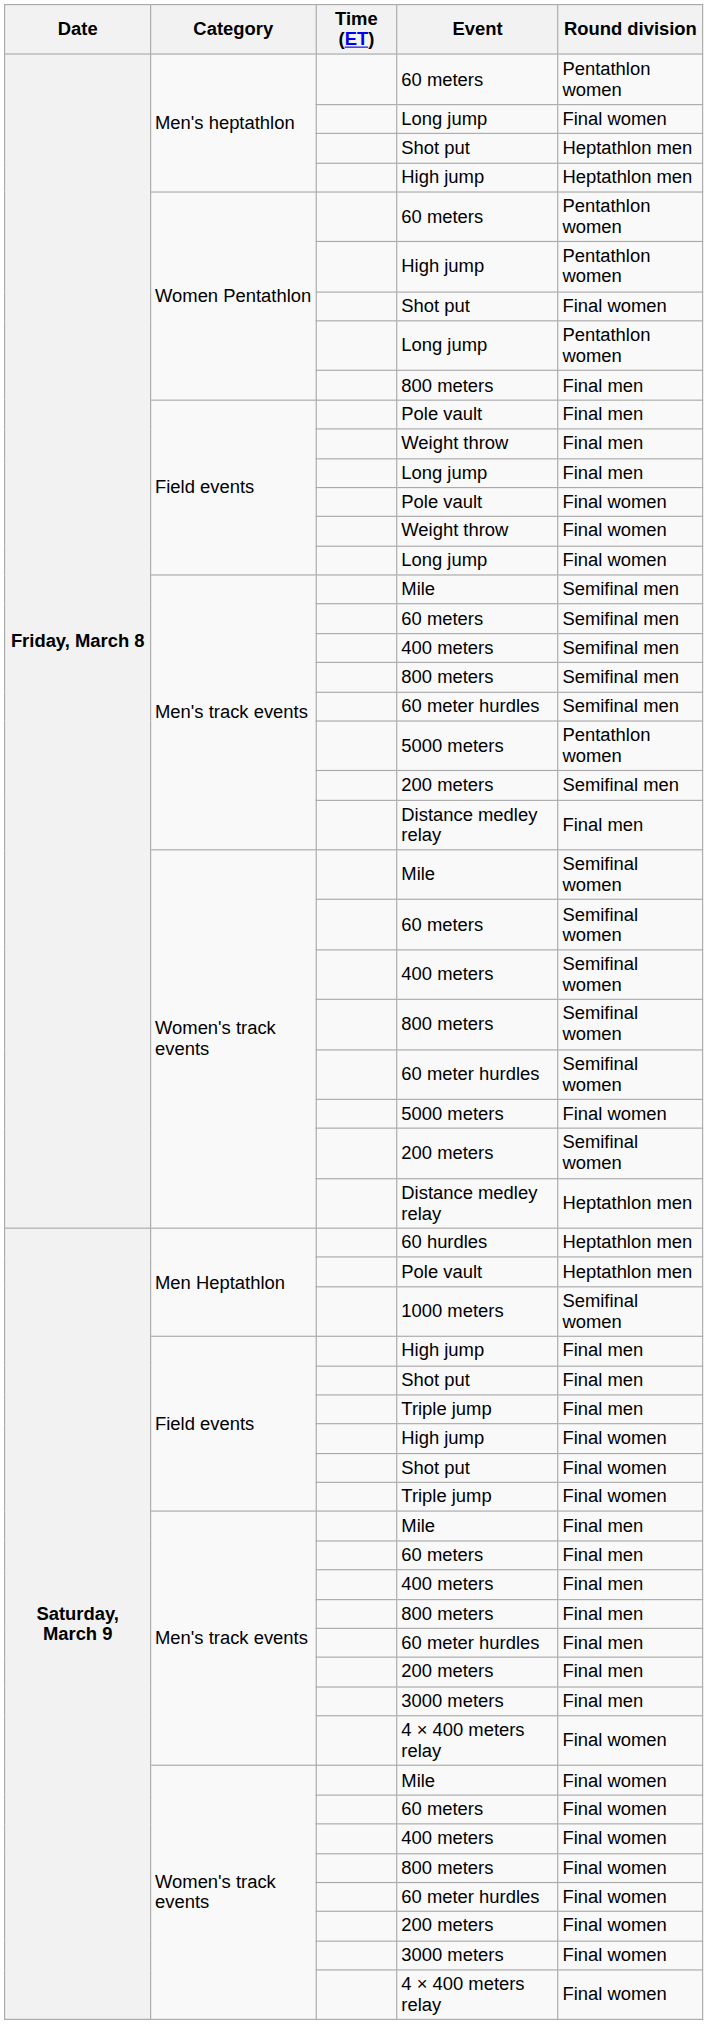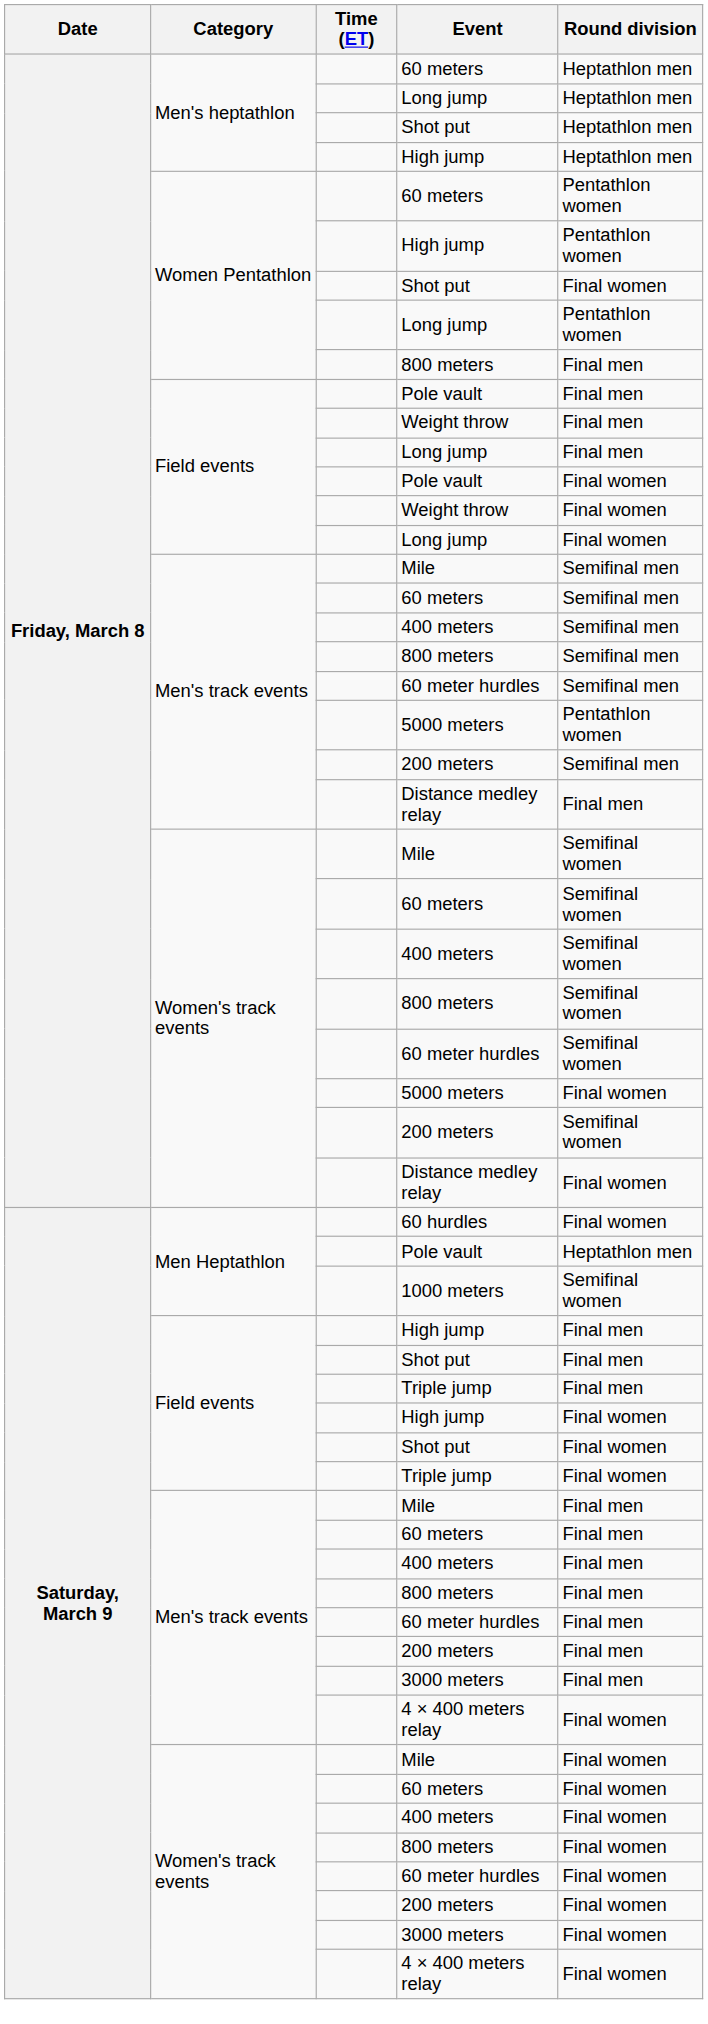(606, 79) Pentathlon women -> (627, 68) Heptathlon men
(615, 118) Final women -> (627, 98) Heptathlon men
(627, 1203) Heptathlon men -> (615, 1182) Final women
(627, 1242) Heptathlon men -> (615, 1221) Final women
